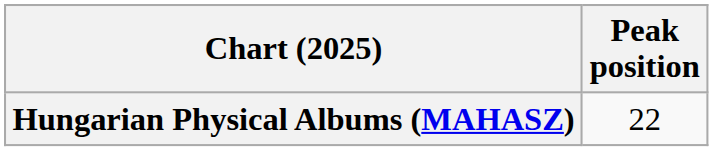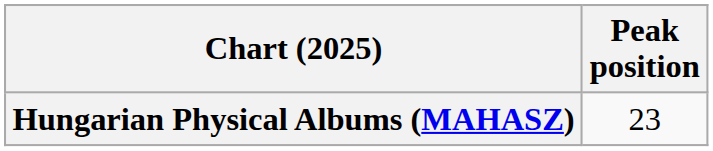(645, 118) 22 -> (645, 118) 23
